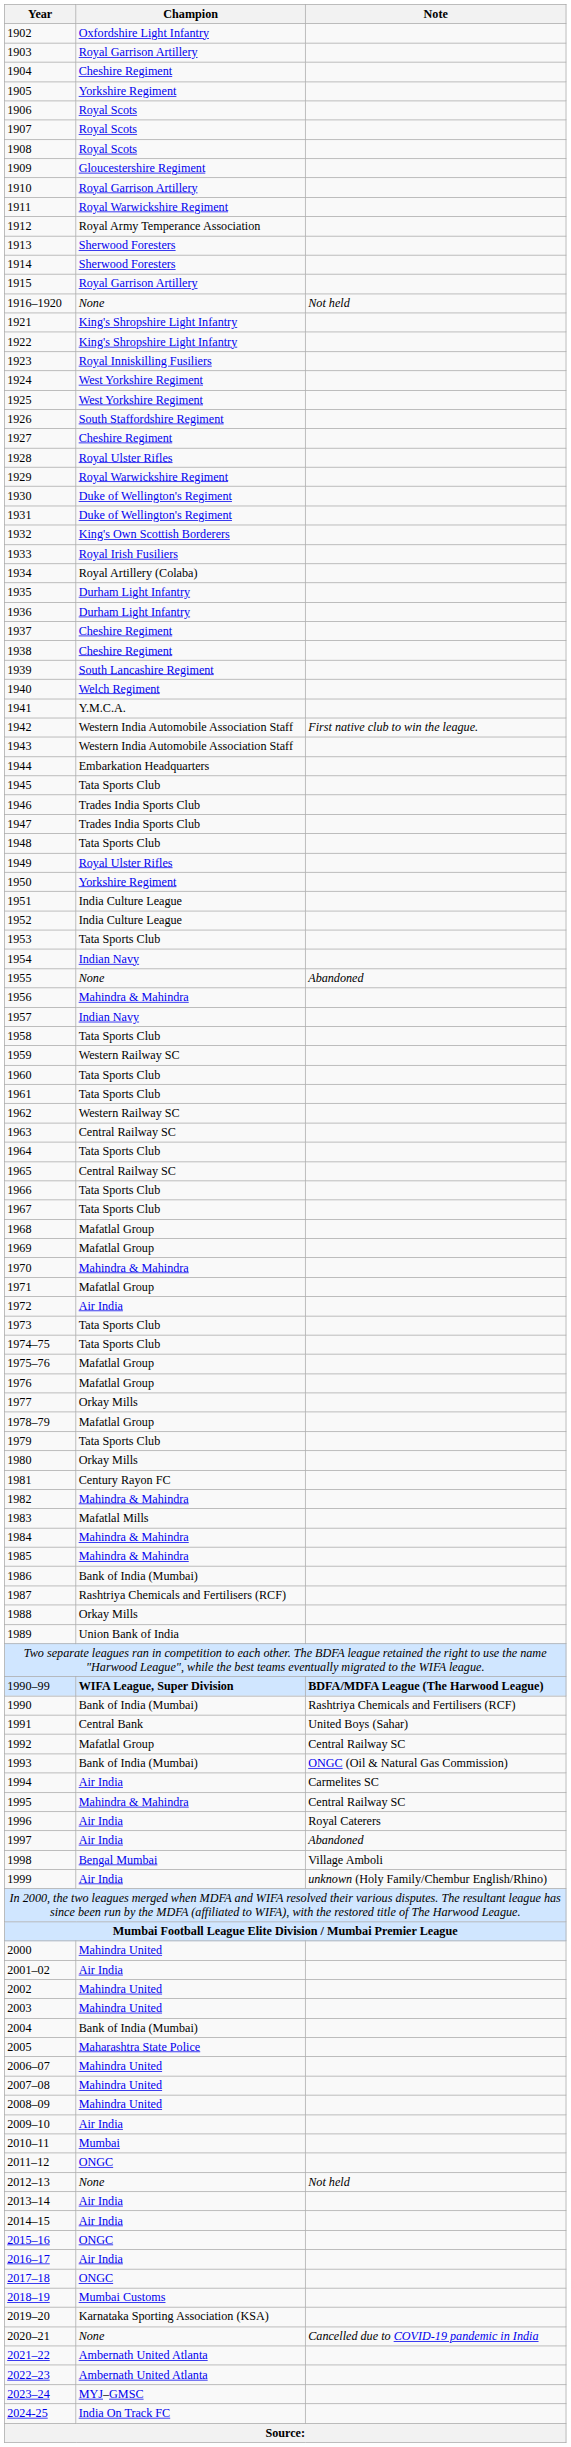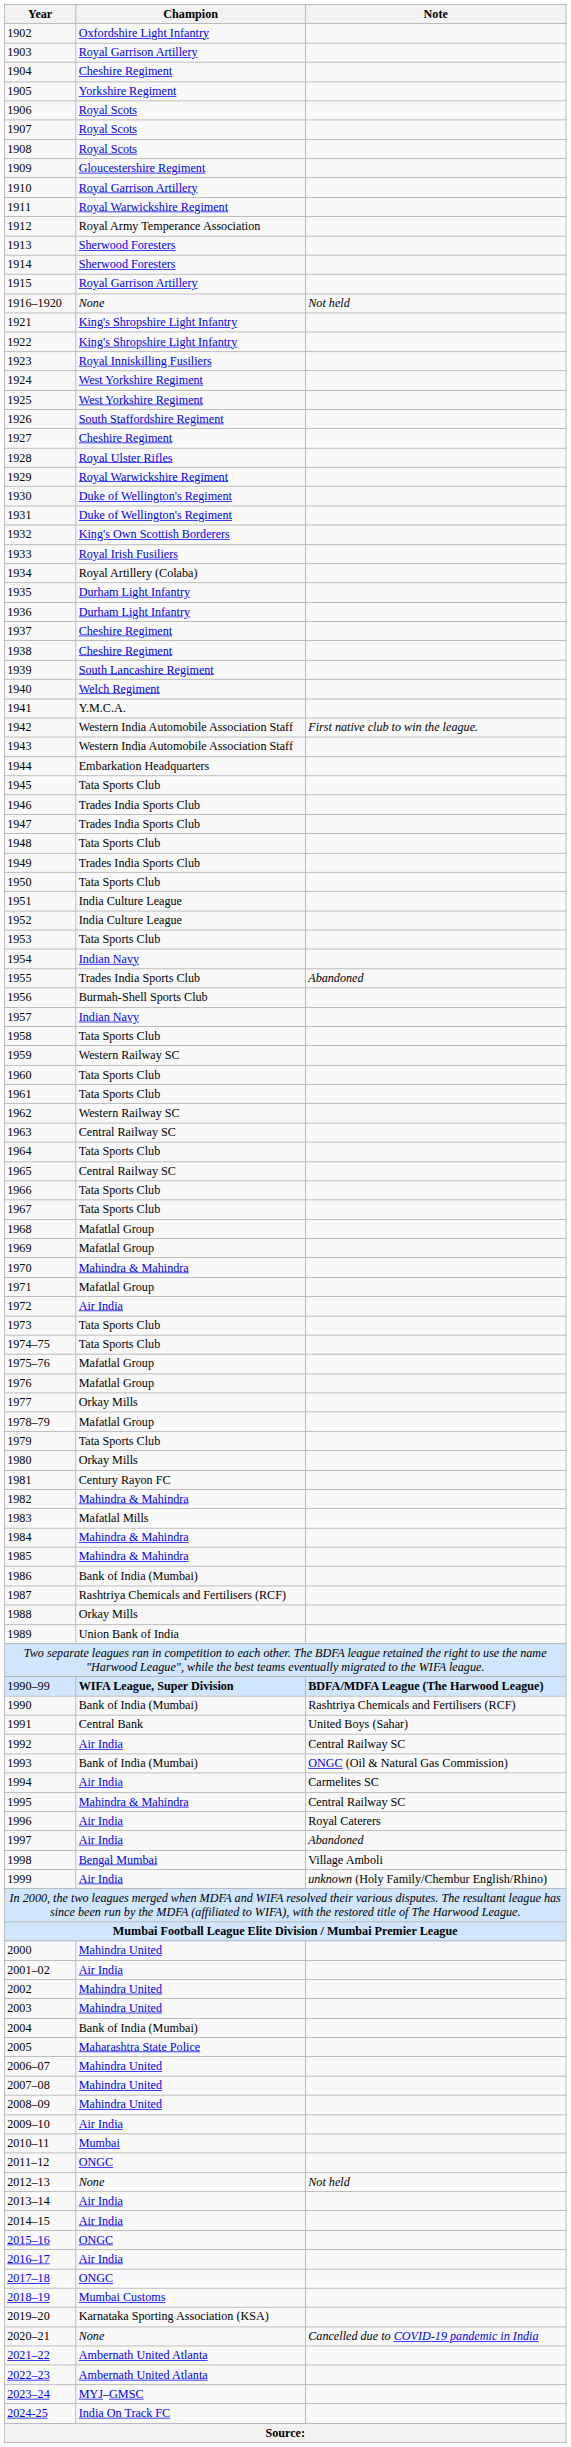(126, 862) Royal Ulster Rifles -> (139, 862) Trades India Sports Club
(128, 881) Yorkshire Regiment -> (119, 881) Tata Sports Club
(92, 978) None -> (139, 978) Trades India Sports Club
(134, 997) Mahindra & Mahindra -> (143, 997) Burmah-Shell Sports Club
(116, 1744) Mafatlal Group -> (101, 1744) Air India
